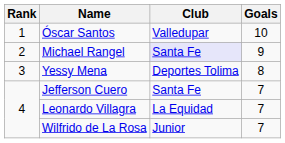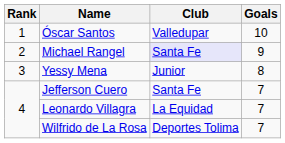(196, 71) Deportes Tolima -> (169, 71) Junior
(169, 128) Junior -> (196, 128) Deportes Tolima
